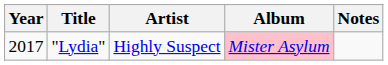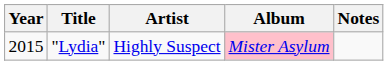(26, 45) 2017 -> (26, 45) 2015
